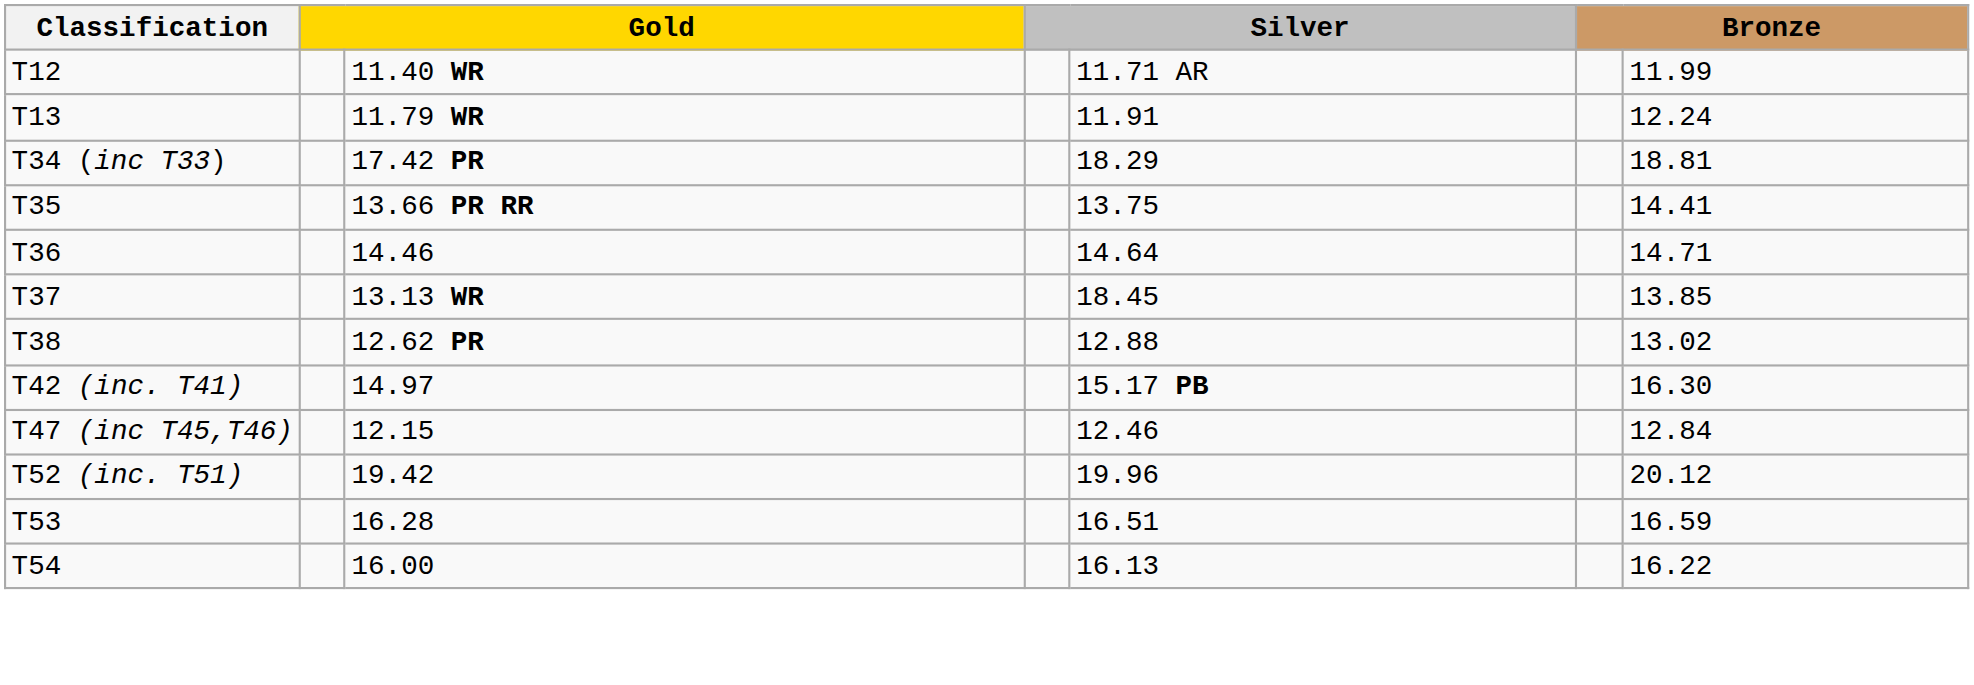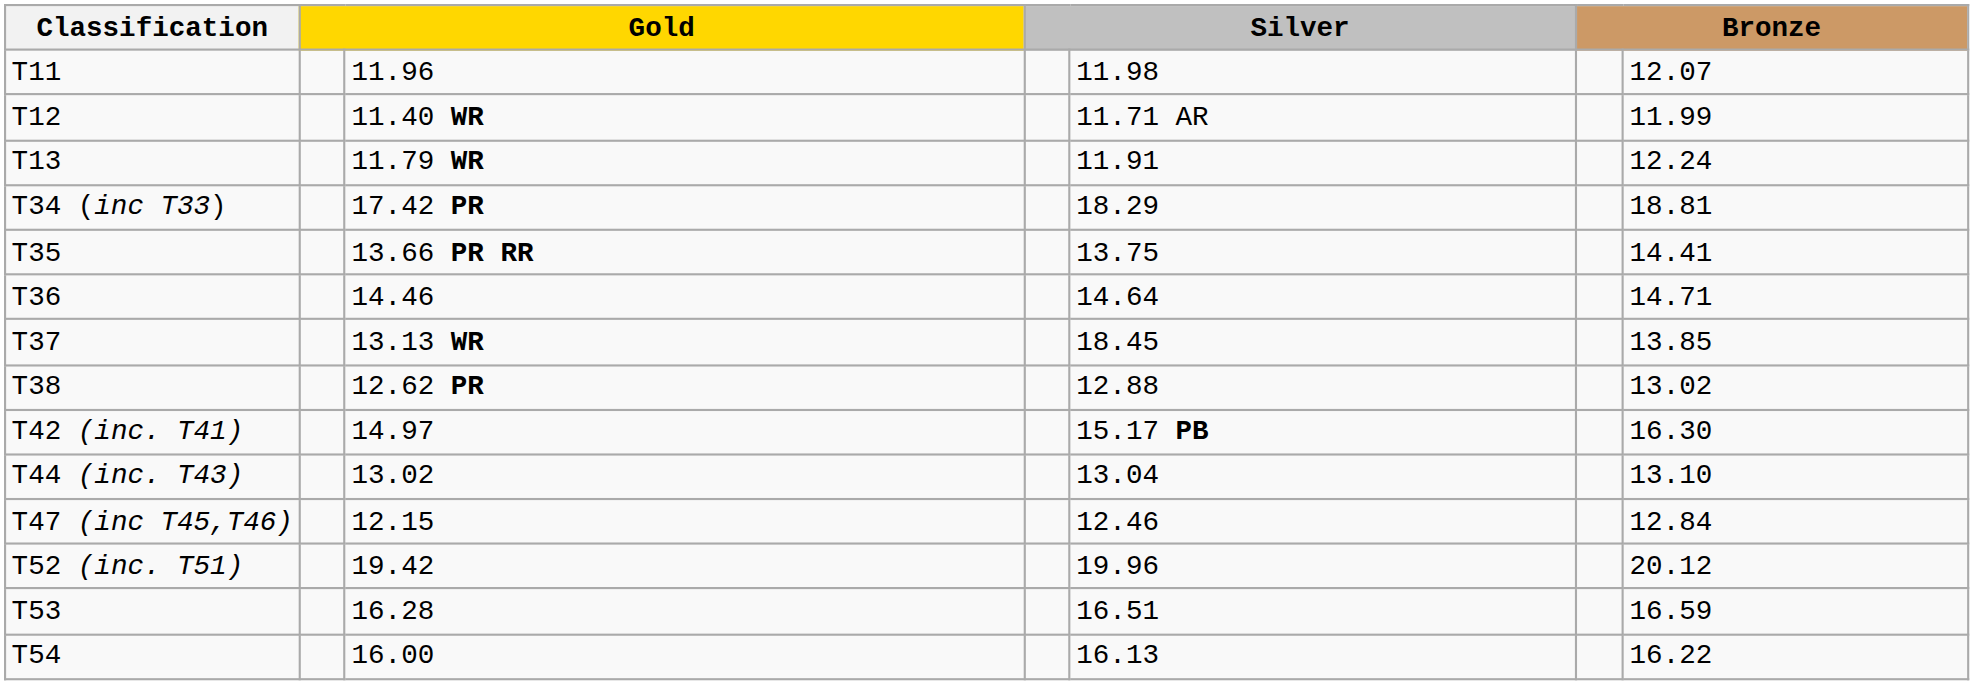+ row: (36, 72)
+ row: (127, 477)
